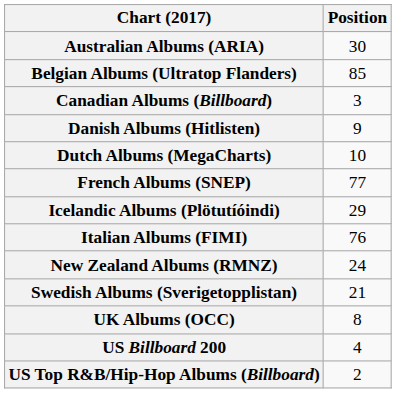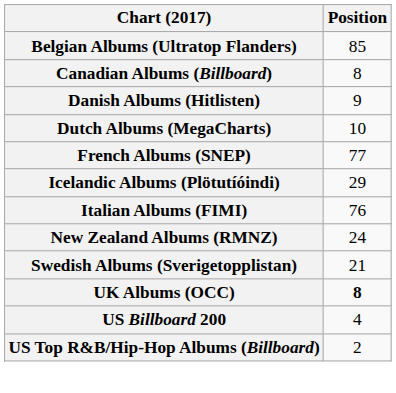- row: (164, 45)
(357, 100) 3 -> (357, 73) 8
(357, 319) normal -> (357, 292) bold
